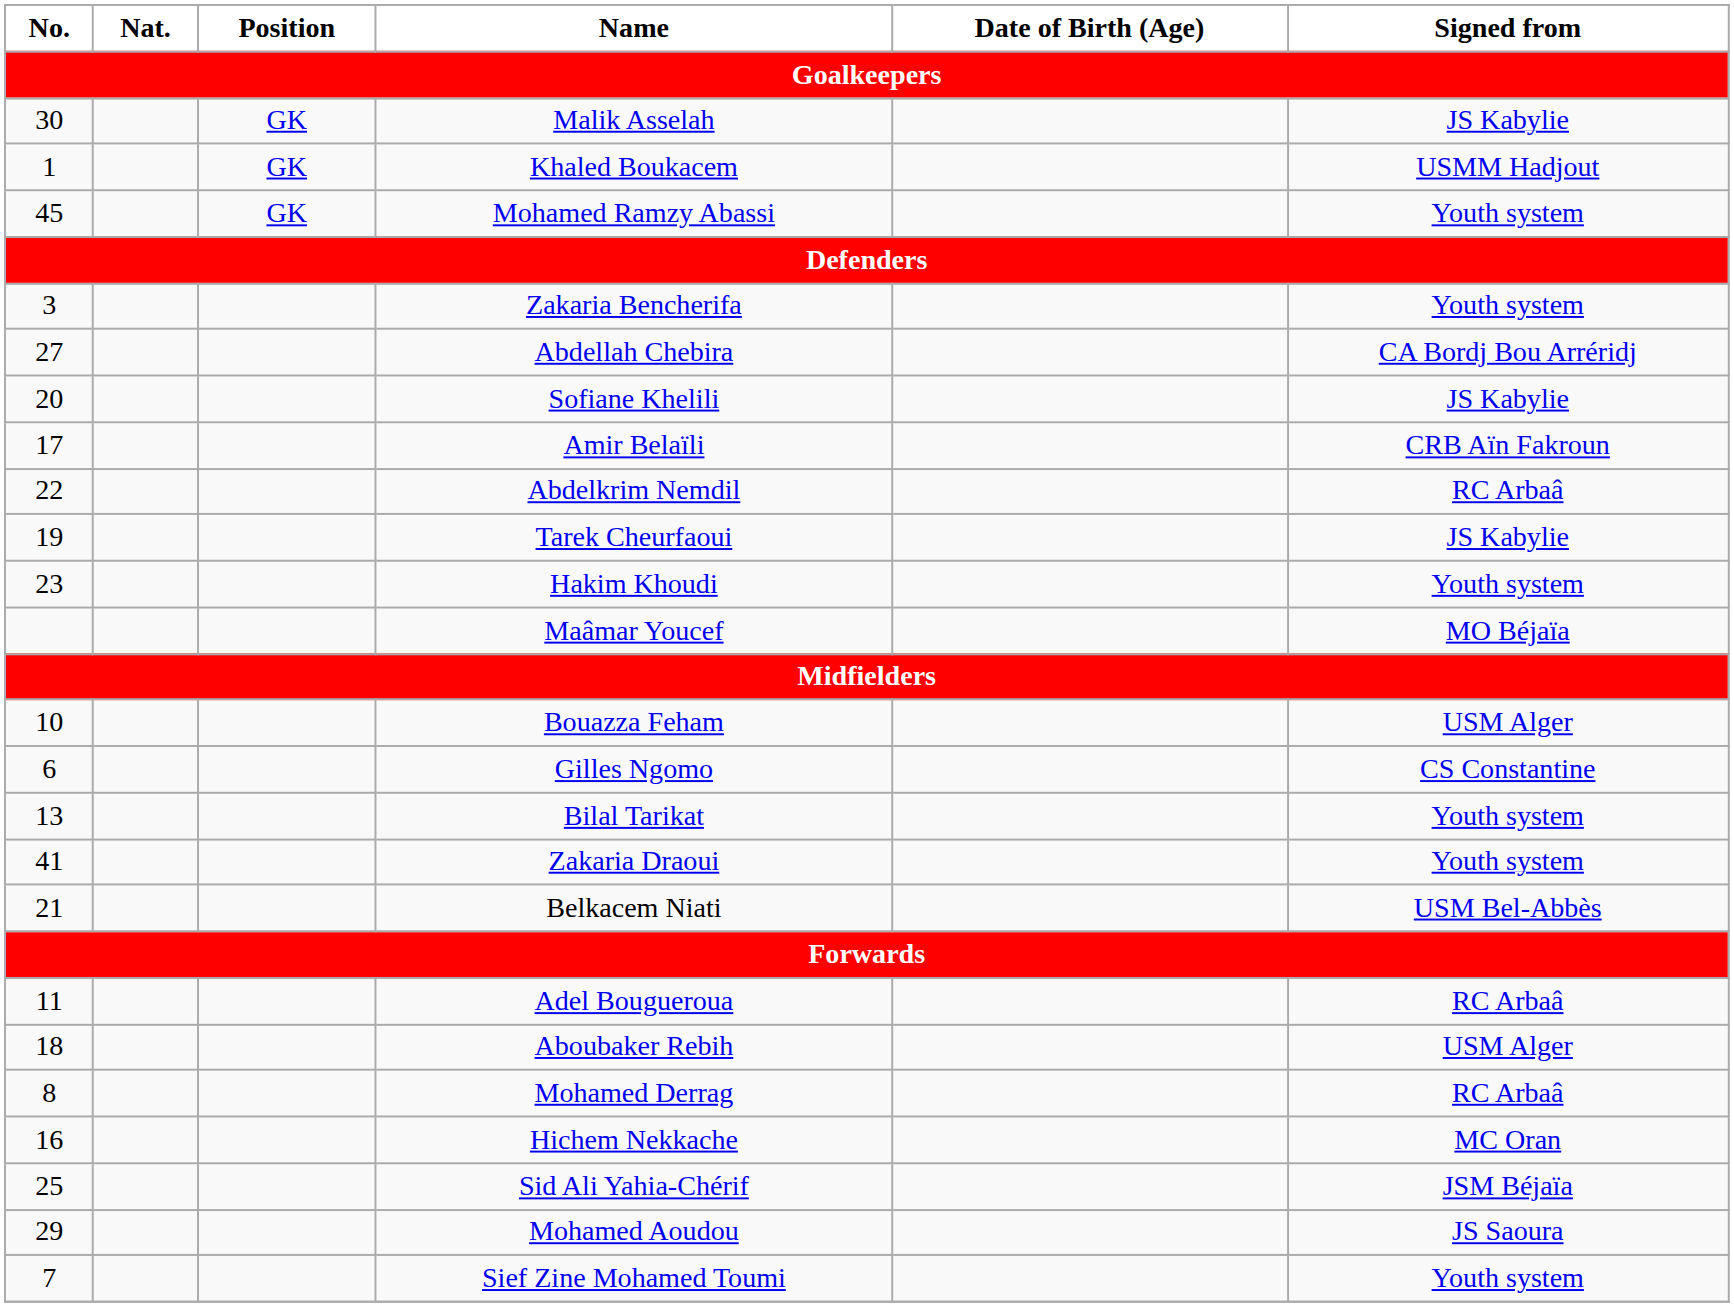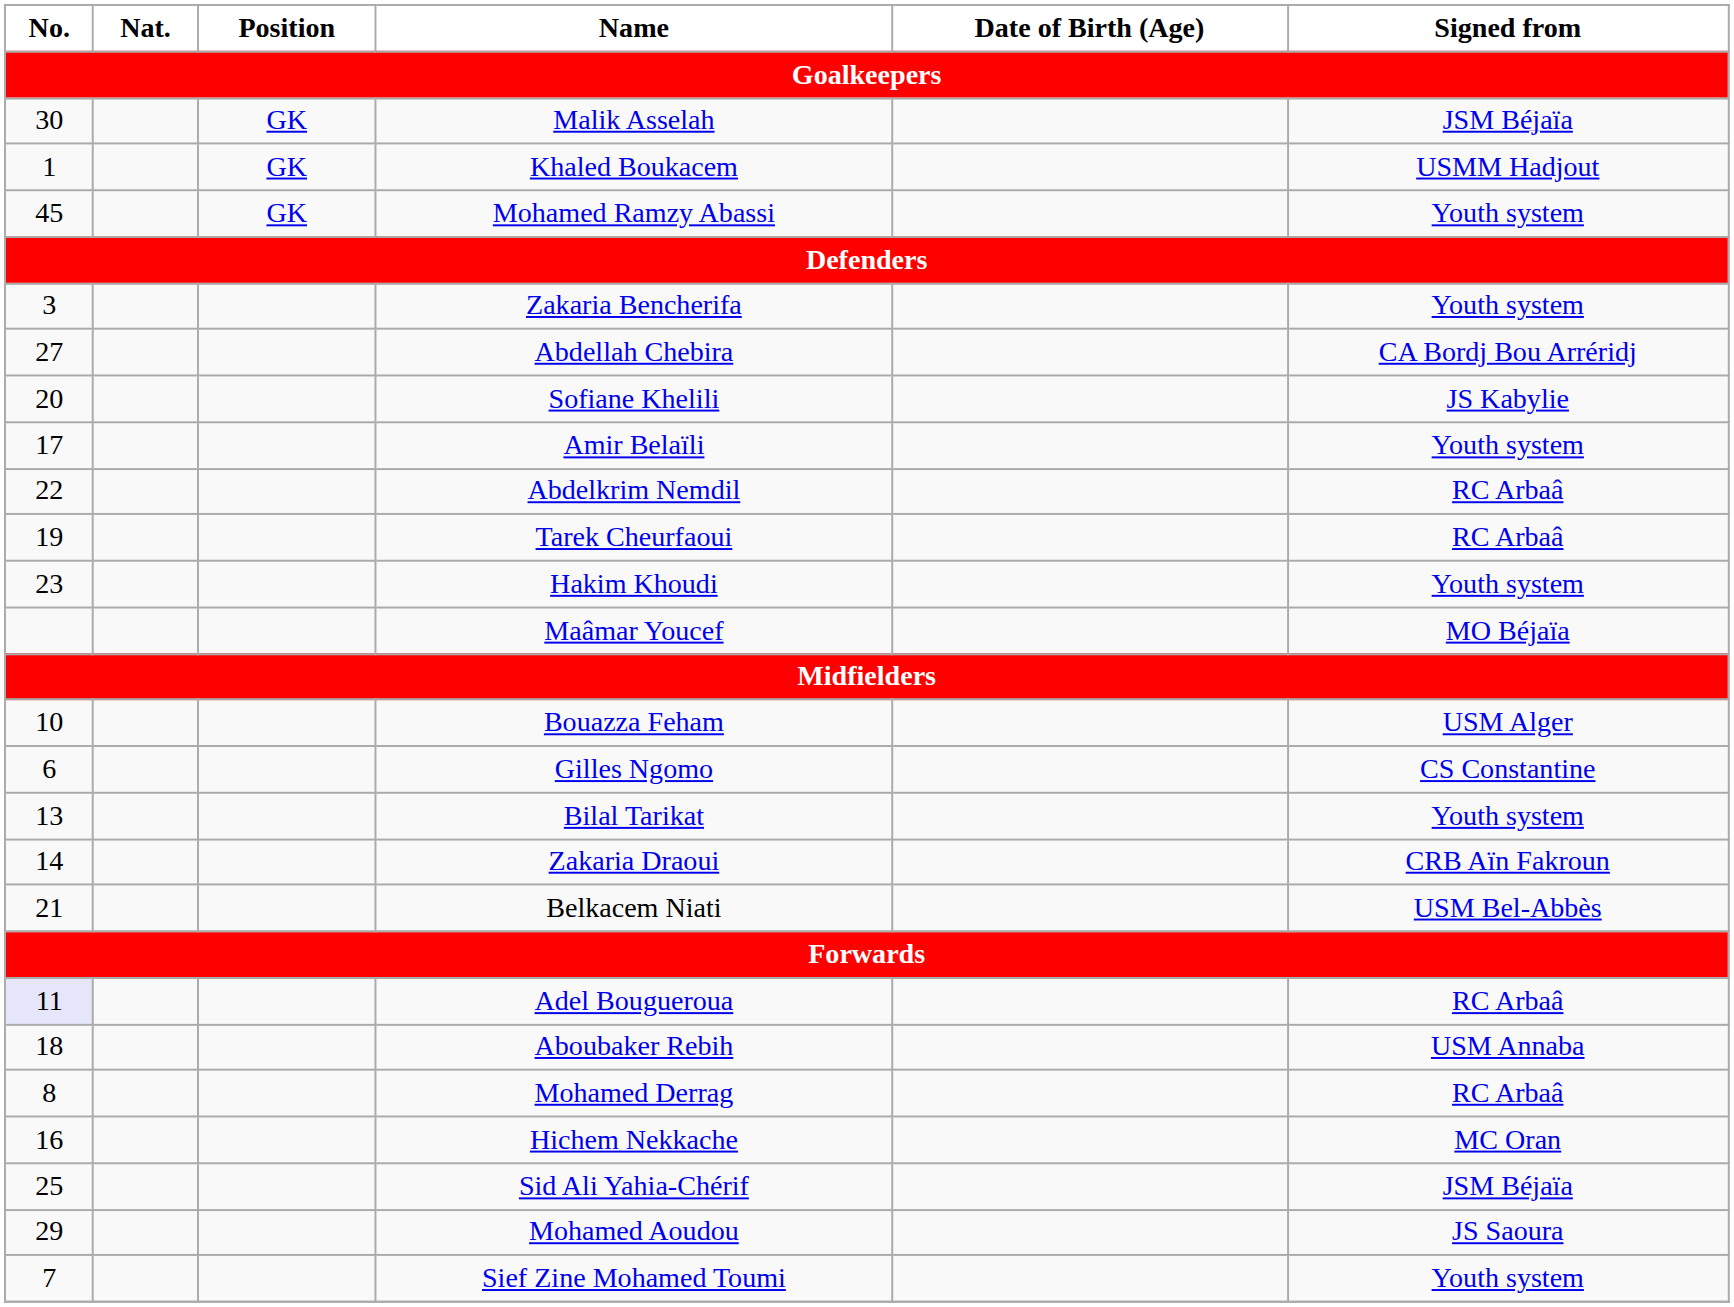(1508, 120) JS Kabylie -> (1508, 120) JSM Béjaïa
(1508, 444) CRB Aïn Fakroun -> (1508, 444) Youth system
(1508, 537) JS Kabylie -> (1508, 537) RC Arbaâ
(49, 861) 41 -> (49, 861) 14
(1508, 861) Youth system -> (1508, 861) CRB Aïn Fakroun
(49, 1000) no background -> (49, 1000) lavender background
(1508, 1046) USM Alger -> (1508, 1046) USM Annaba
